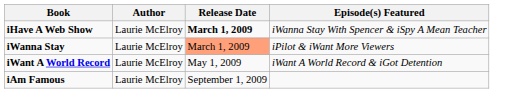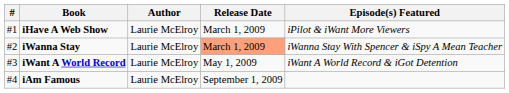+ column: (12, 12)
(220, 29) bold -> (234, 29) normal
(379, 29) iWanna Stay With Spencer & iSpy A Mean Teacher -> (348, 29) iPilot & iWant More Viewers
(333, 46) iPilot & iWant More Viewers -> (395, 46) iWanna Stay With Spencer & iSpy A Mean Teacher
